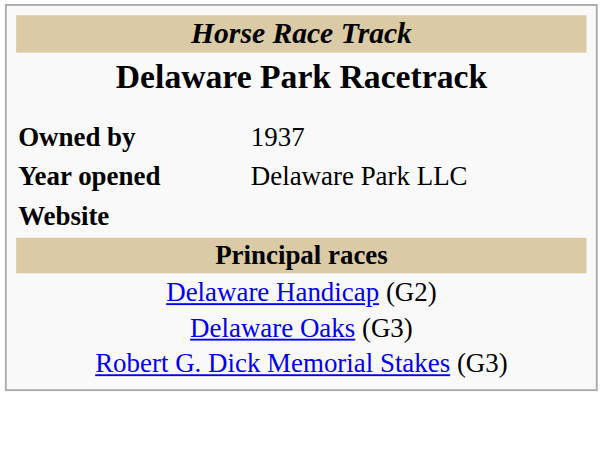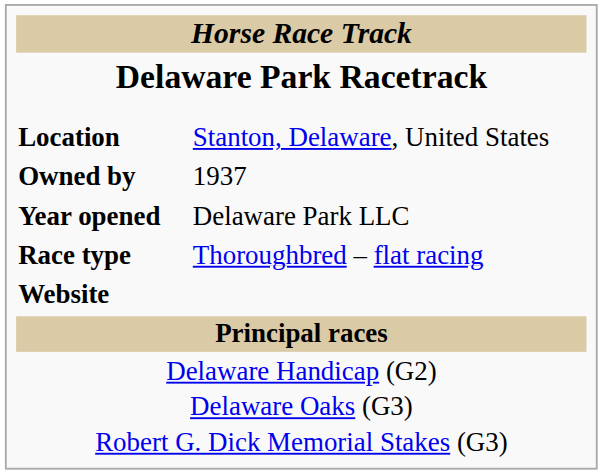+ row: (69, 137)
+ row: (75, 255)
